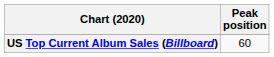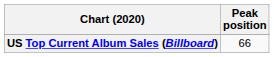(245, 43) 60 -> (245, 43) 66
